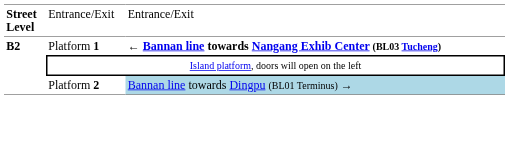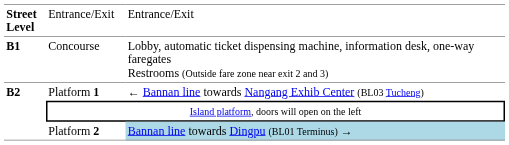+ row: (74, 46)
(284, 46) bold -> (276, 91) normal
